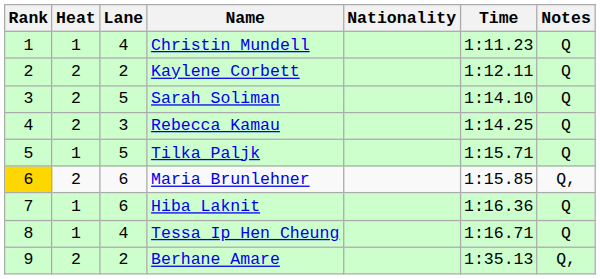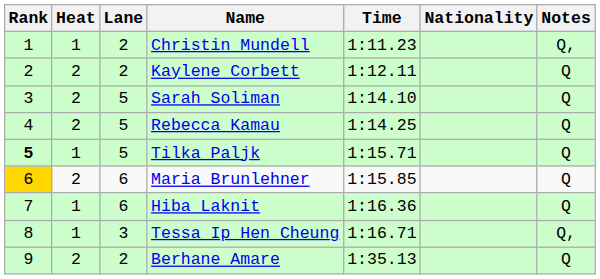columns swapped: (402, 18) <-> (499, 18)
(123, 45) 4 -> (123, 45) 2
(566, 45) Q -> (566, 45) Q,
(123, 126) 3 -> (123, 126) 5
(28, 153) normal -> (28, 153) bold
(566, 180) Q, -> (566, 180) Q
(123, 233) 4 -> (123, 233) 3
(566, 233) Q -> (566, 233) Q,
(566, 260) Q, -> (566, 260) Q
